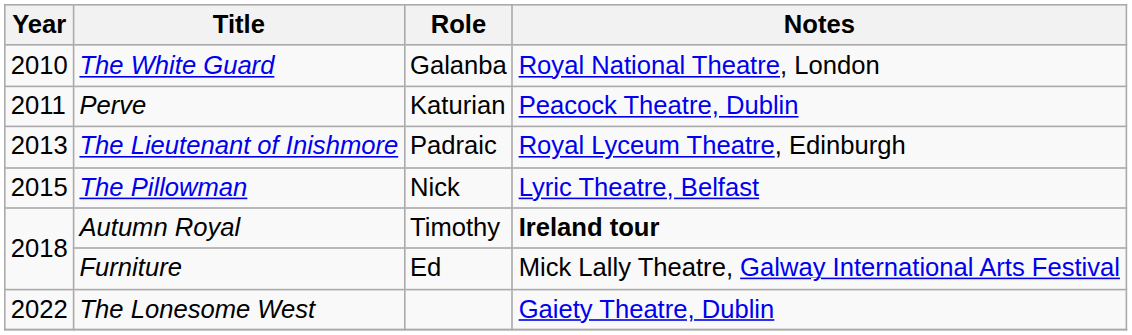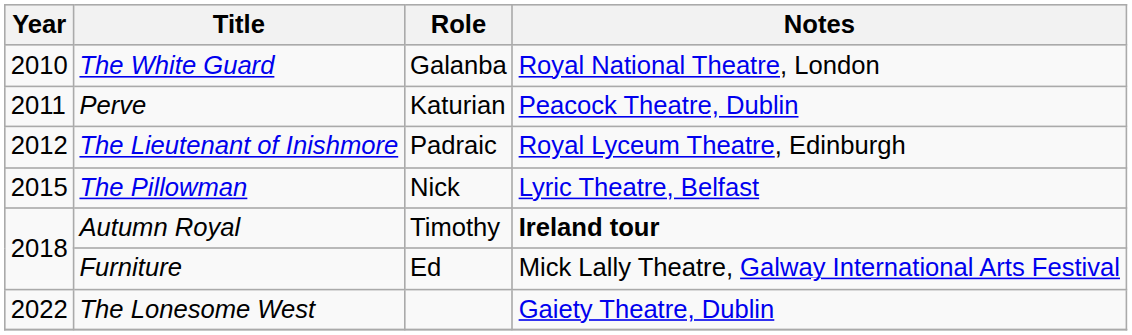(39, 146) 2013 -> (39, 146) 2012
